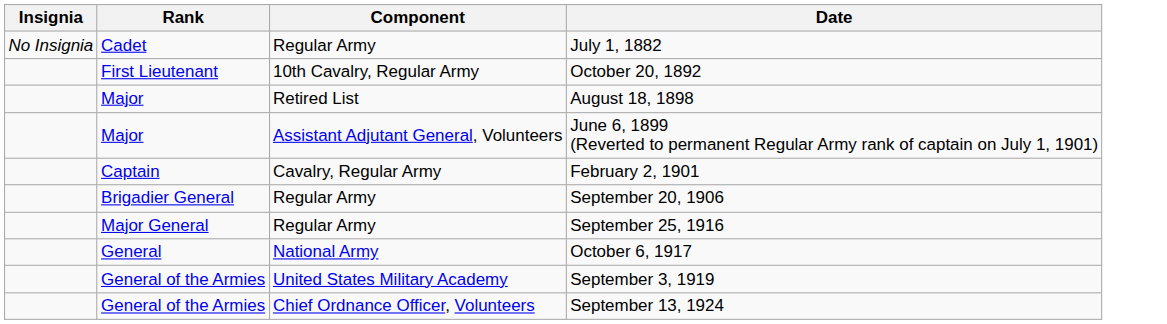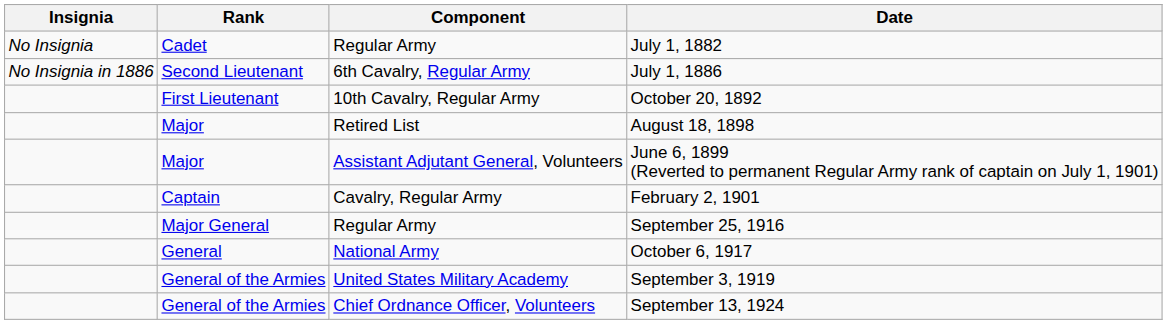+ row: (676, 71)
- row: (647, 198)
